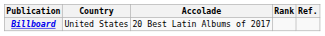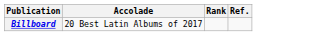- column: (96, 11)
